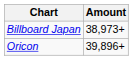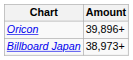rows swapped: (23, 47) <-> (44, 30)
